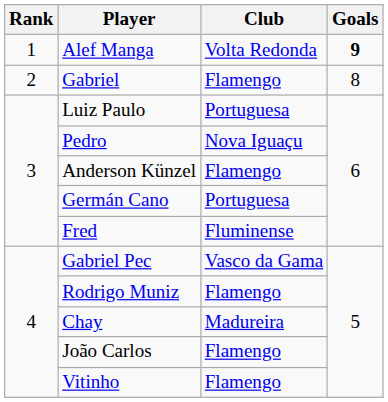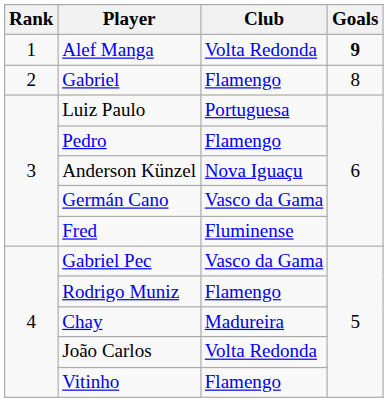(254, 140) Nova Iguaçu -> (243, 140) Flamengo
(243, 170) Flamengo -> (254, 170) Nova Iguaçu
(247, 200) Portuguesa -> (264, 200) Vasco da Gama
(243, 351) Flamengo -> (261, 351) Volta Redonda
